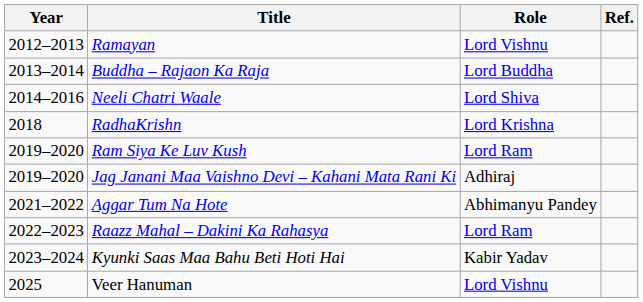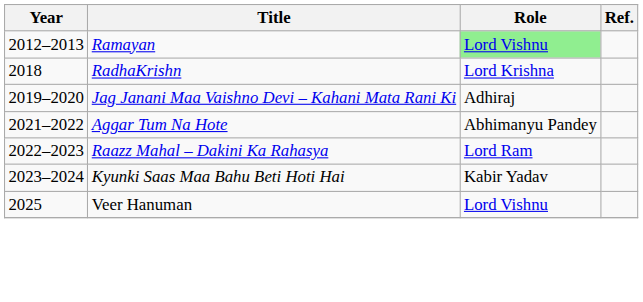(506, 44) no background -> (506, 44) lightgreen background
- row: (180, 71)
- row: (156, 97)
- row: (169, 151)
